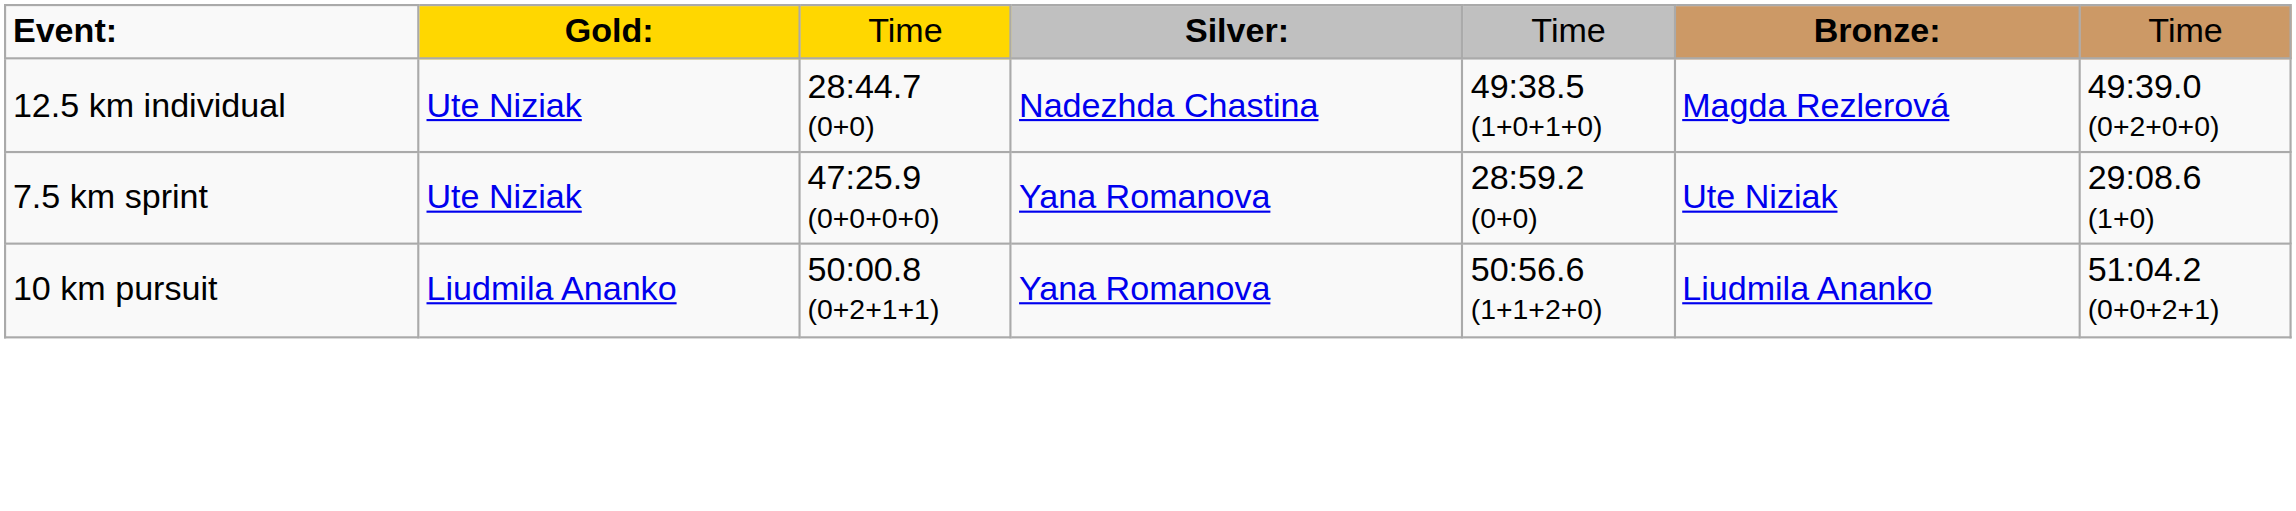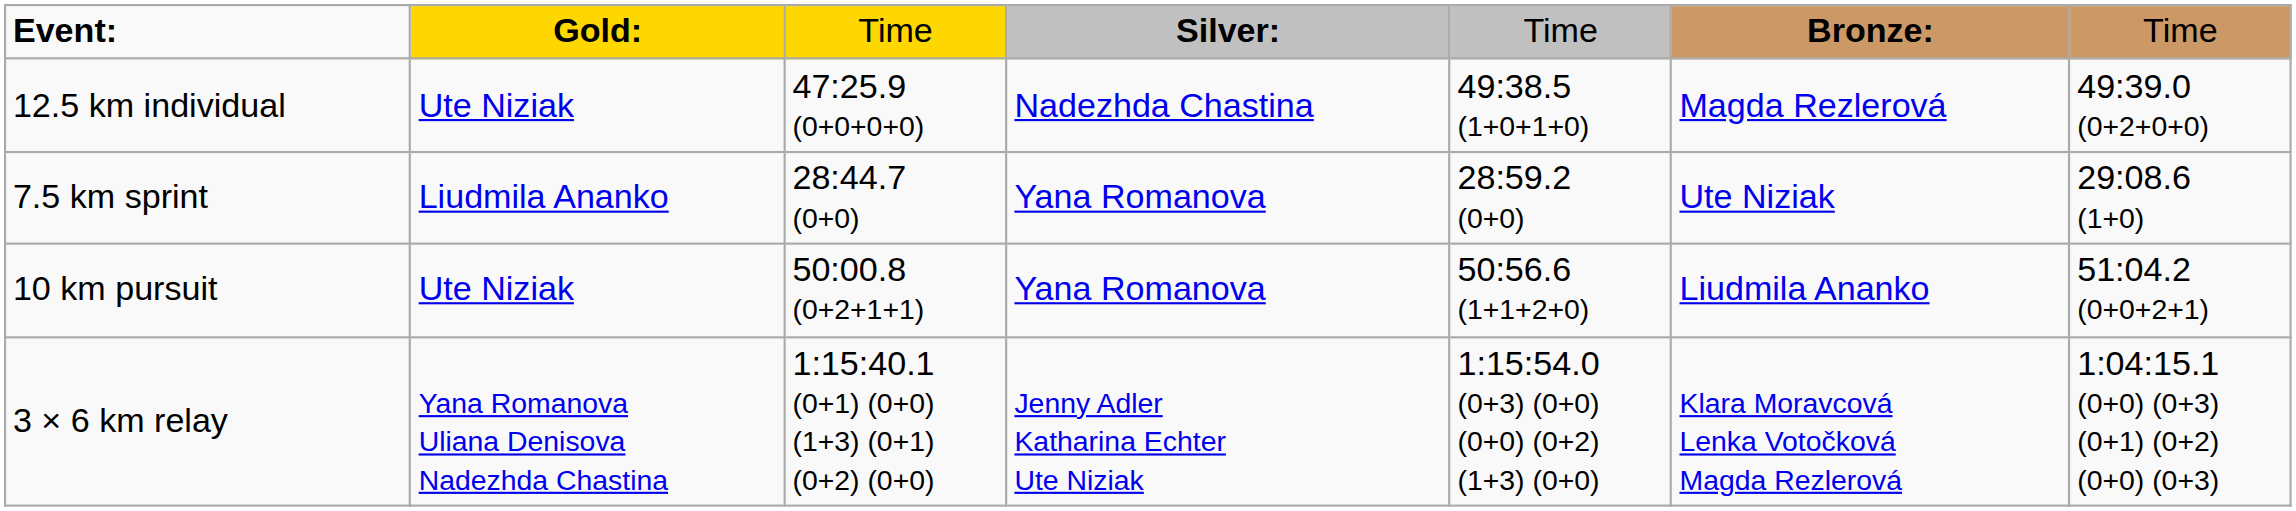(864, 104) 28:44.7 (0+0) -> (858, 104) 47:25.9 (0+0+0+0)
(504, 197) Ute Niziak -> (544, 197) Liudmila Ananko
(873, 197) 47:25.9 (0+0+0+0) -> (849, 197) 28:44.7 (0+0)
(552, 289) Liudmila Ananko -> (496, 289) Ute Niziak
+ row: (120, 420)
